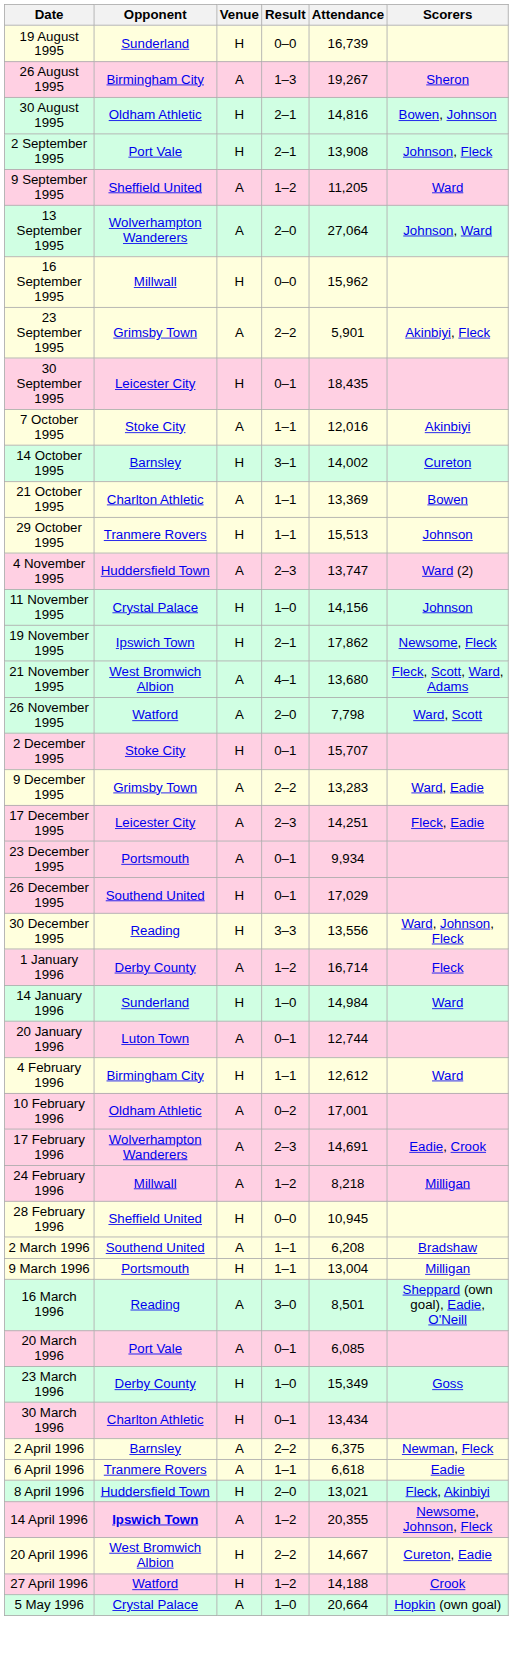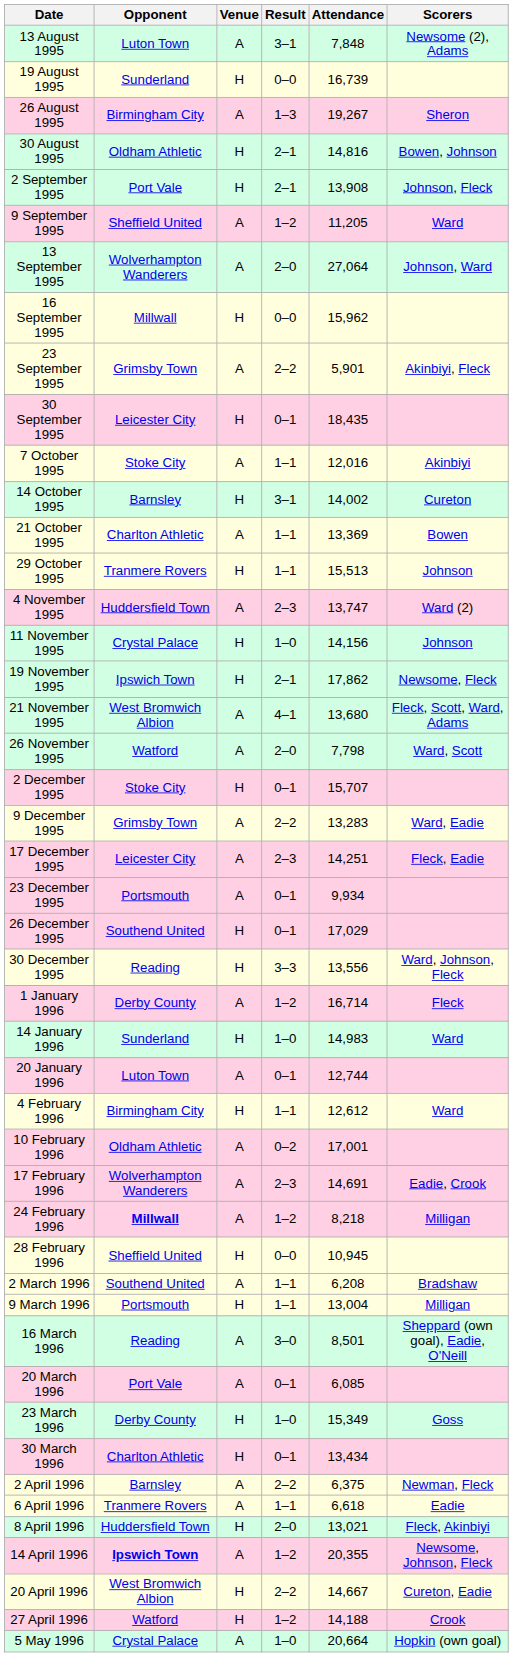+ row: (49, 43)
(348, 1003) 14,984 -> (348, 1039) 14,983
(155, 1183) normal -> (155, 1219) bold
